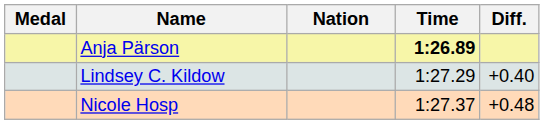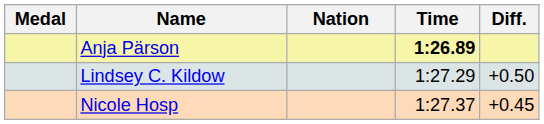(511, 77) +0.40 -> (511, 77) +0.50
(511, 105) +0.48 -> (511, 105) +0.45
